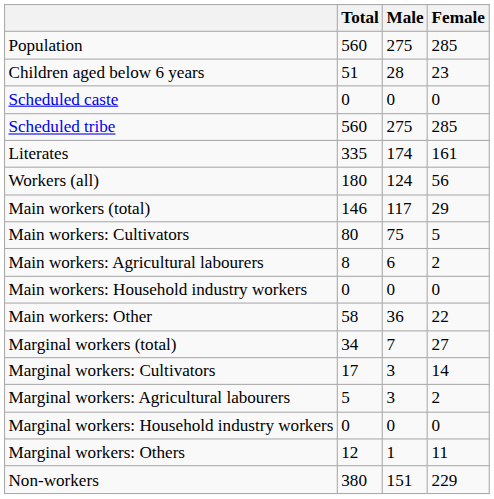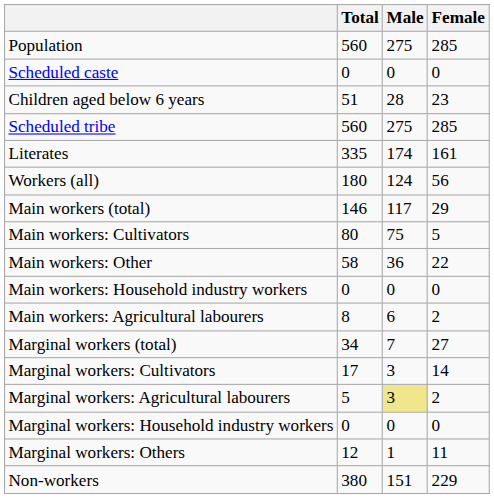rows swapped: (106, 72) <-> (63, 99)
rows swapped: (136, 262) <-> (80, 316)
(391, 398) no background -> (391, 398) khaki background
